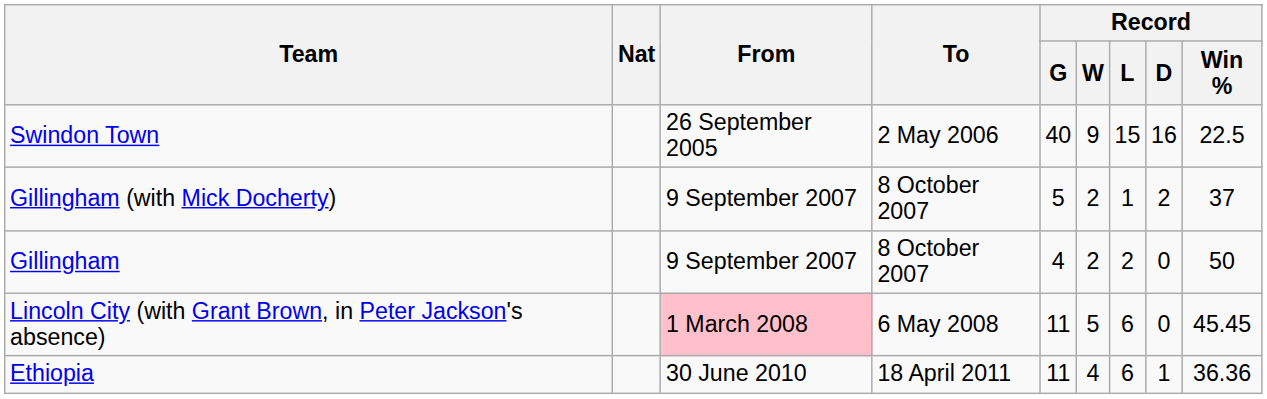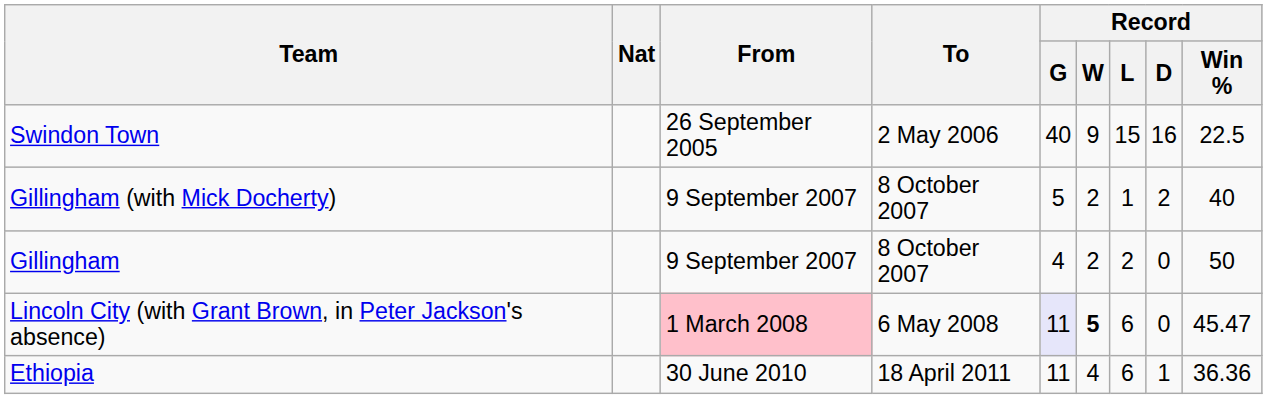(1222, 198) 37 -> (1222, 198) 40
(1058, 324) no background -> (1058, 324) lavender background
(1093, 324) normal -> (1093, 324) bold
(1222, 324) 45.45 -> (1222, 324) 45.47
